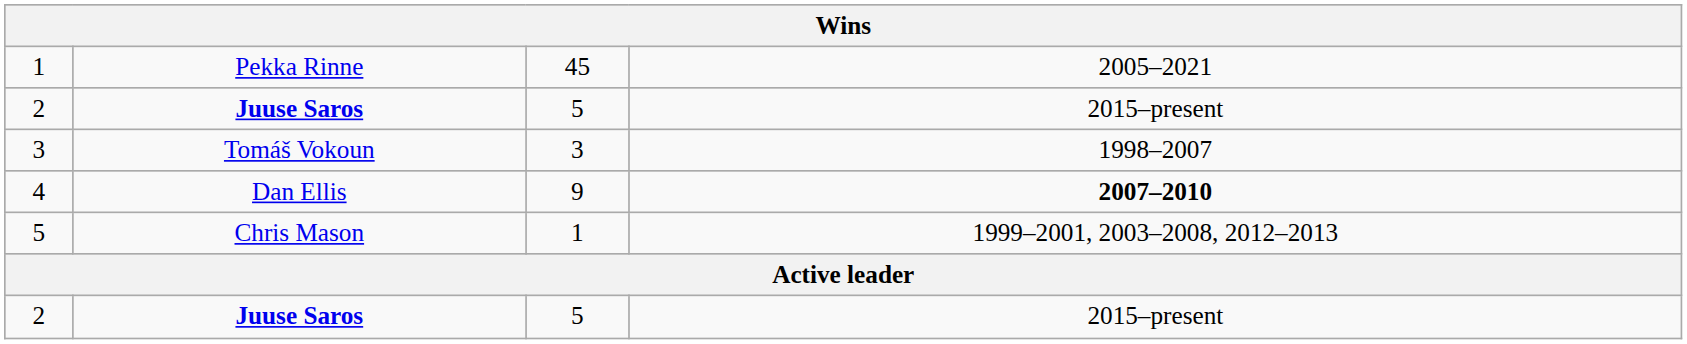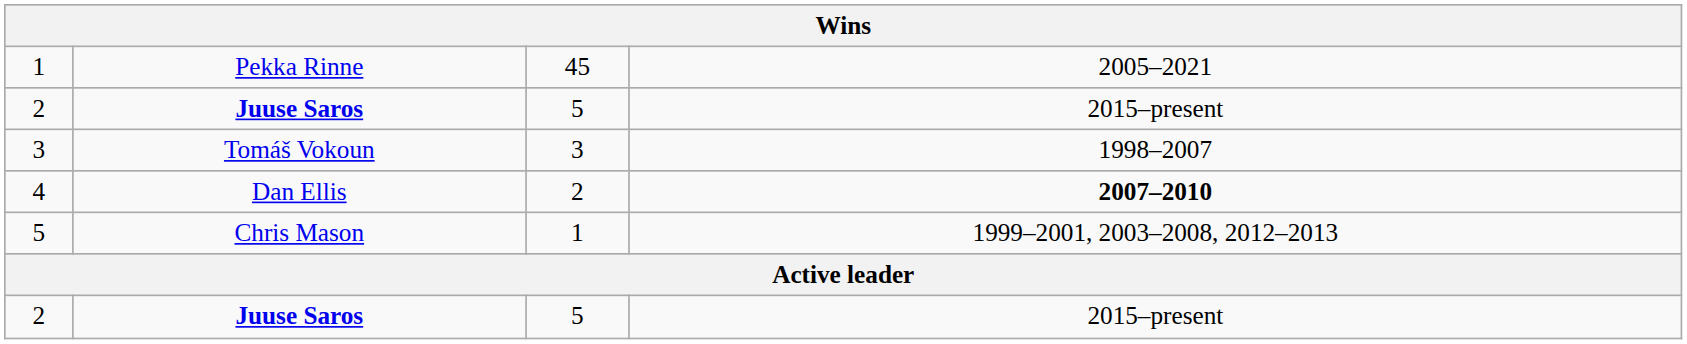(577, 191) 9 -> (577, 191) 2
